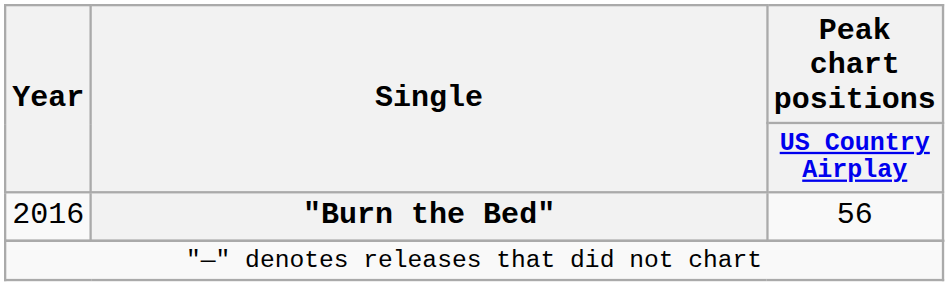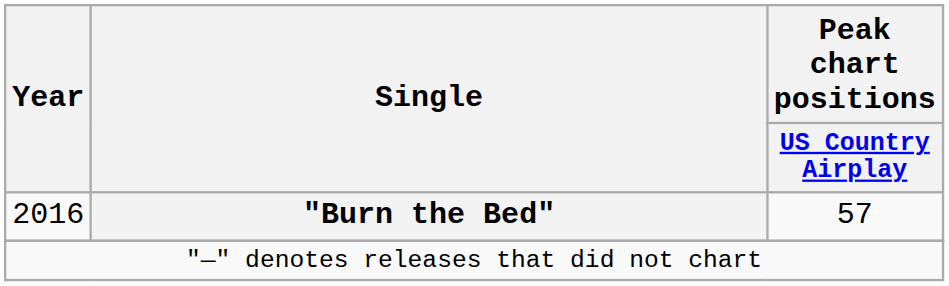(855, 216) 56 -> (855, 216) 57
